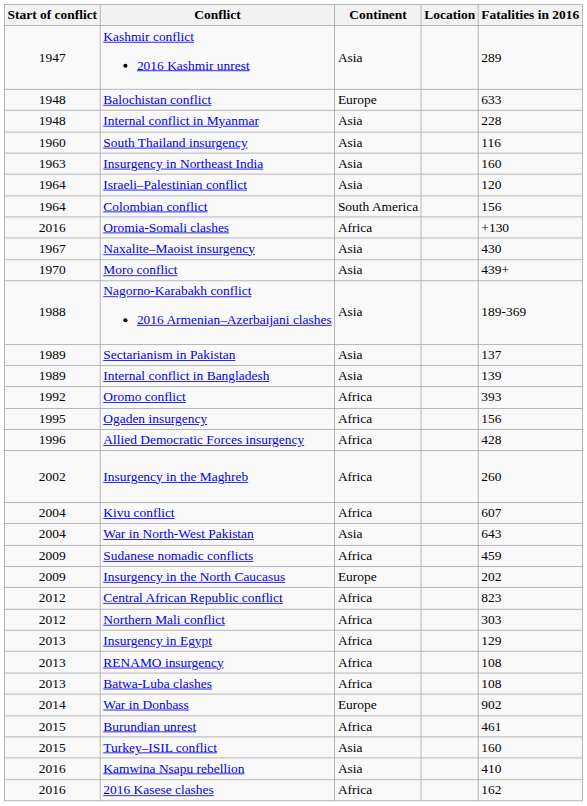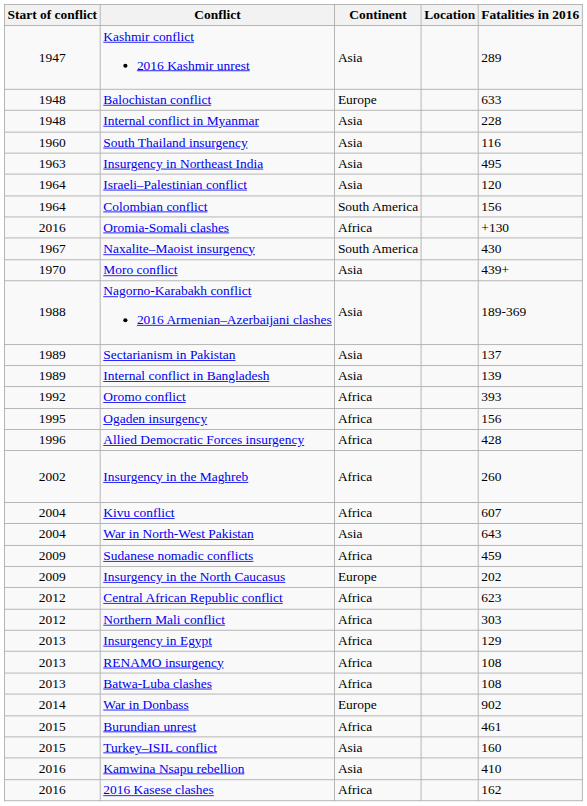(491, 163) 160 -> (491, 163) 495
(350, 248) Asia -> (378, 248) South America
(491, 598) 823 -> (491, 598) 623
